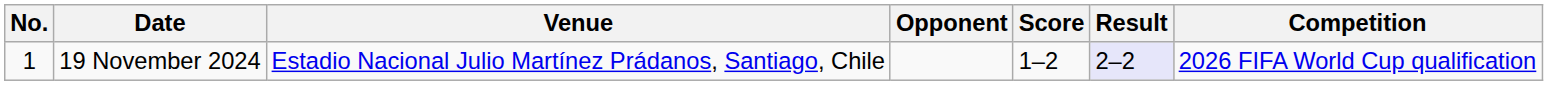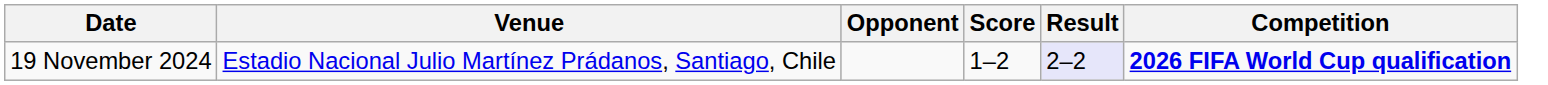- column: (29, 23)
(1357, 60) normal -> (1320, 60) bold
